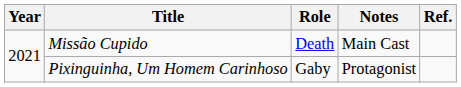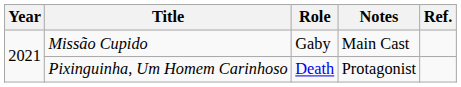(315, 43) Death -> (313, 43) Gaby
(313, 69) Gaby -> (315, 69) Death
